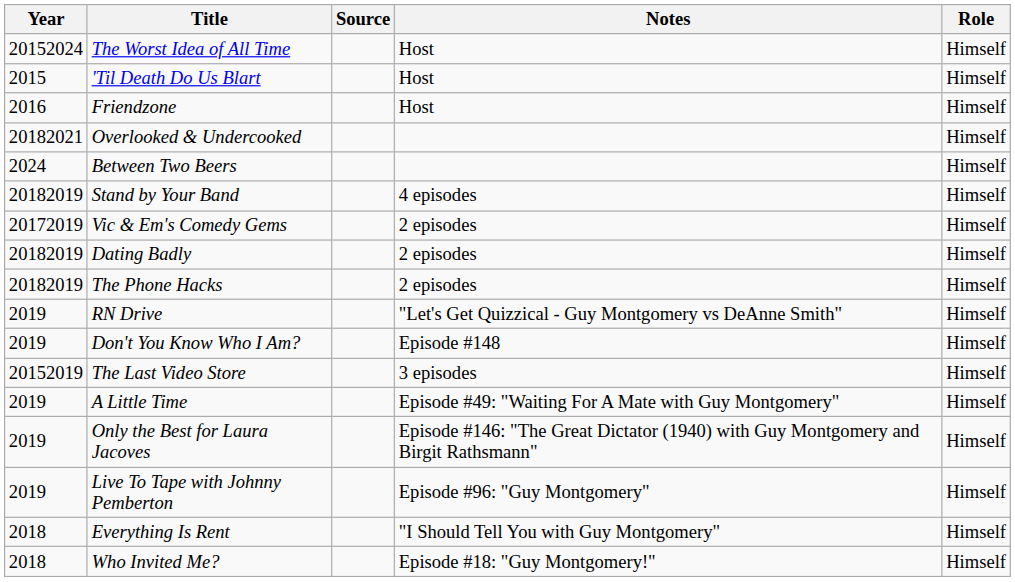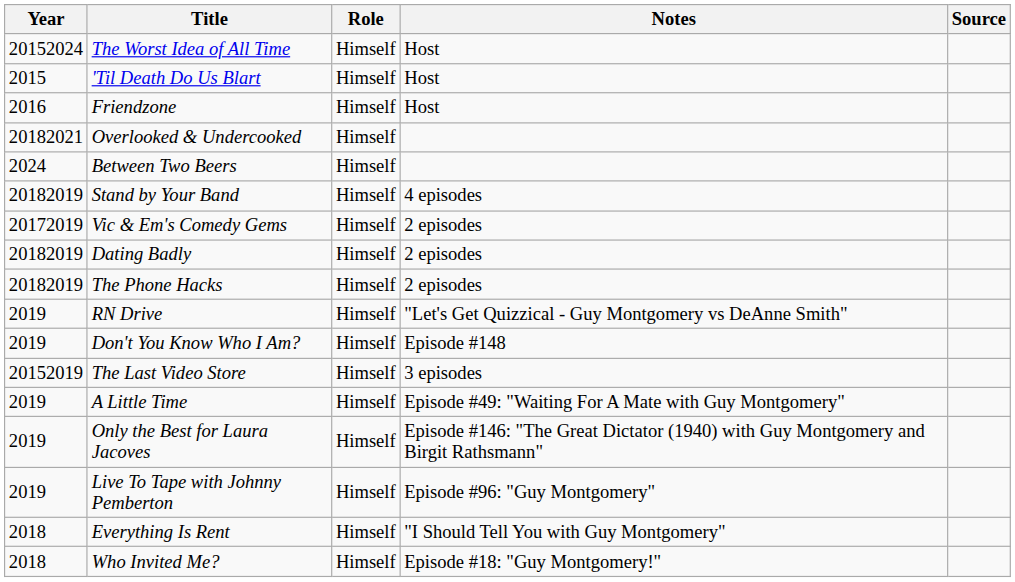columns swapped: (976, 19) <-> (363, 19)
